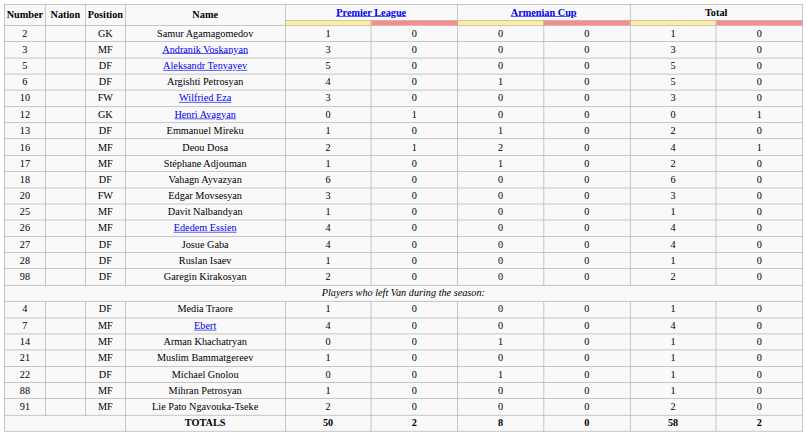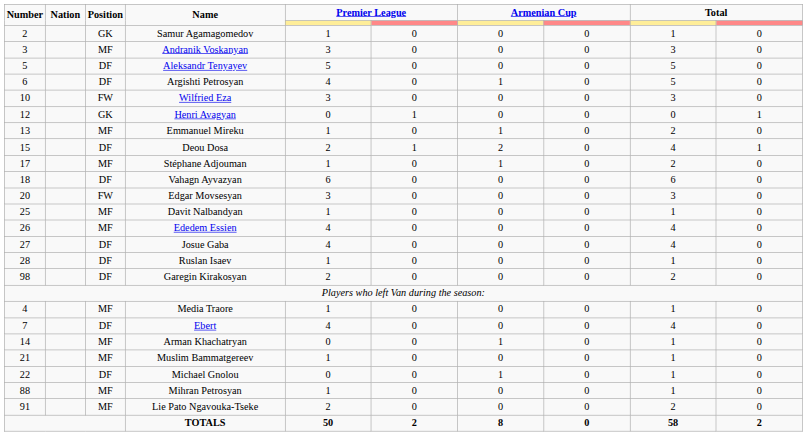(105, 131) DF -> (105, 131) MF
(25, 147) 16 -> (25, 147) 15
(105, 147) MF -> (105, 147) DF
(105, 309) DF -> (105, 309) MF
(105, 325) MF -> (105, 325) DF
